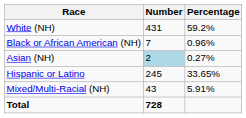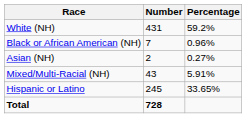(148, 58) lightblue background -> (148, 58) no background
rows swapped: (58, 89) <-> (46, 74)
